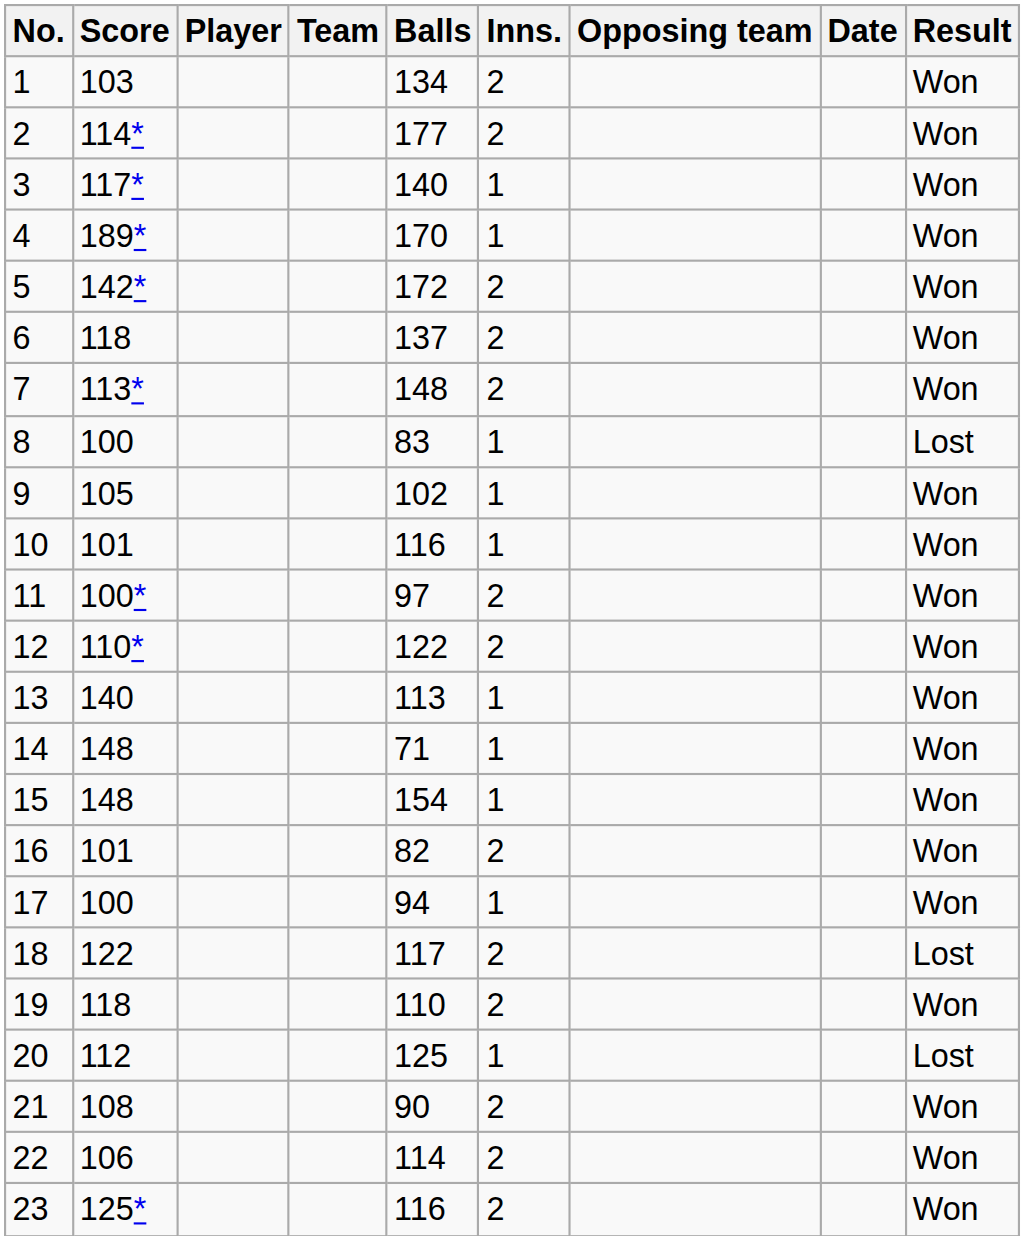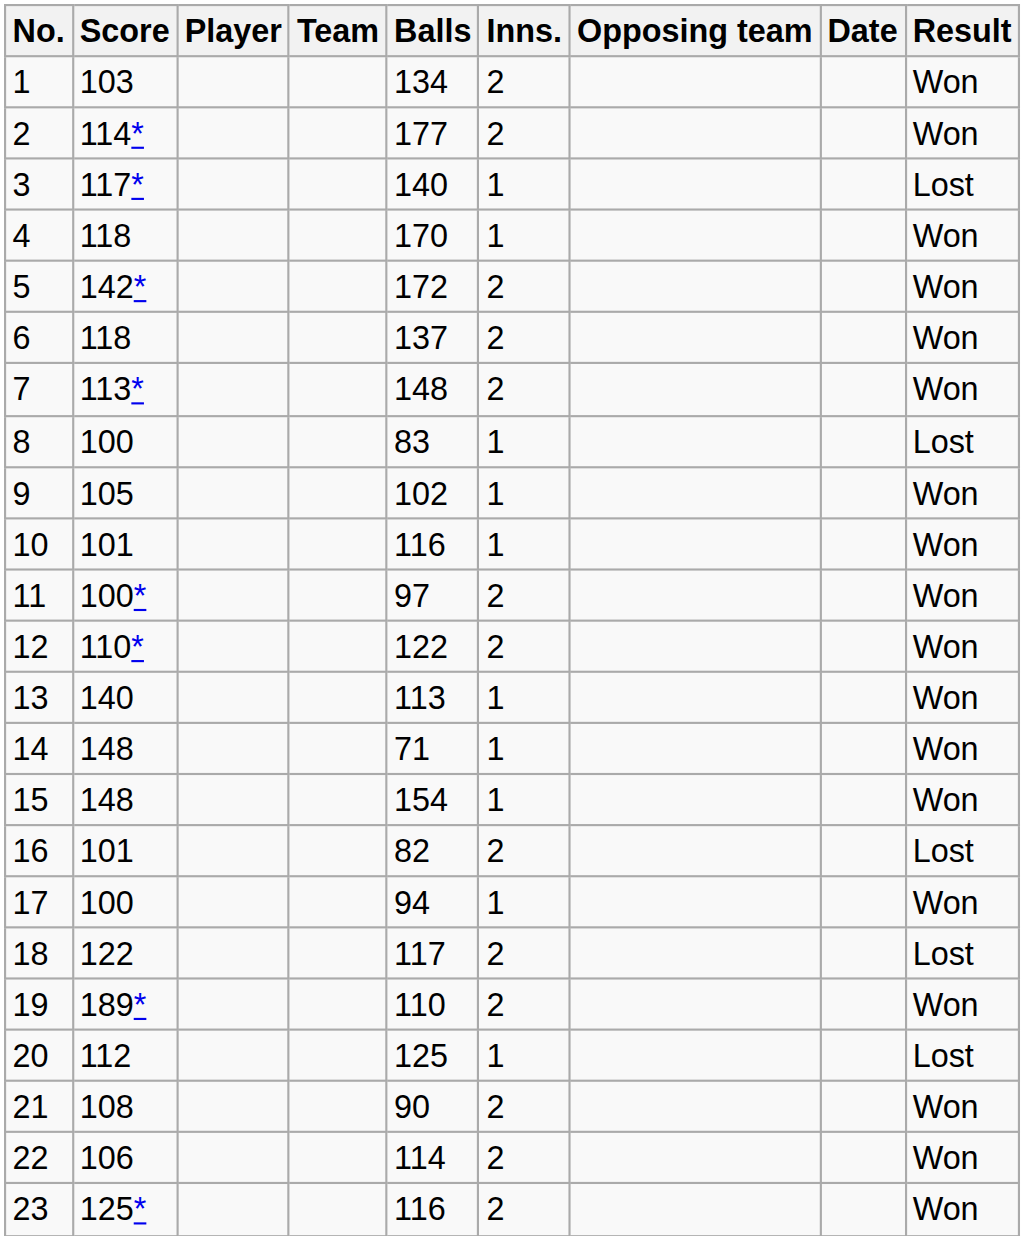(946, 185) Won -> (943, 185) Lost
(113, 236) 189* -> (106, 236) 118
(946, 851) Won -> (943, 851) Lost
(106, 1005) 118 -> (113, 1005) 189*
